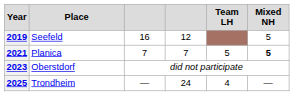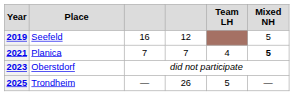(227, 52) 5 -> (227, 52) 4
(186, 82) 24 -> (186, 82) 26
(227, 82) 4 -> (227, 82) 5
